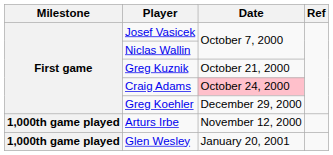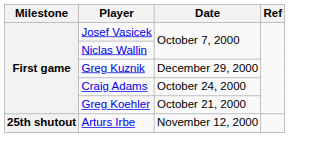(245, 68) October 21, 2000 -> (208, 68) December 29, 2000
(245, 86) pink background -> (201, 86) no background
(251, 104) December 29, 2000 -> (201, 104) October 21, 2000
(63, 123) 1,000th game played -> (42, 123) 25th shutout
- row: (158, 141)
